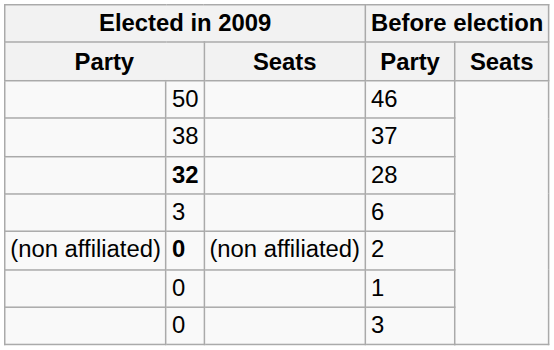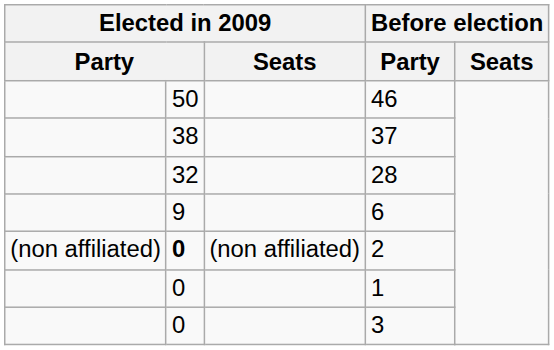(185, 174) bold -> (185, 174) normal
(179, 212) 3 -> (179, 212) 9
